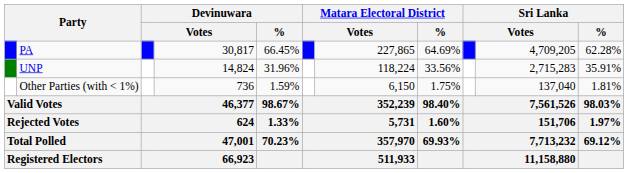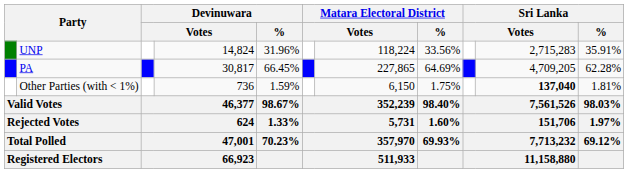rows swapped: (26, 50) <-> (31, 68)
(557, 86) normal -> (557, 86) bold
